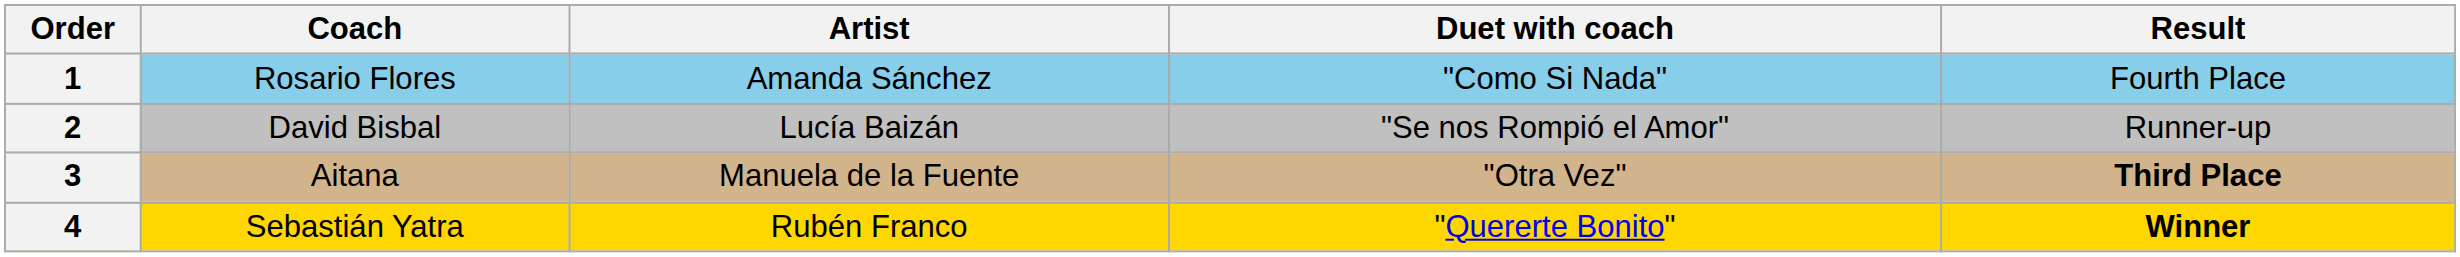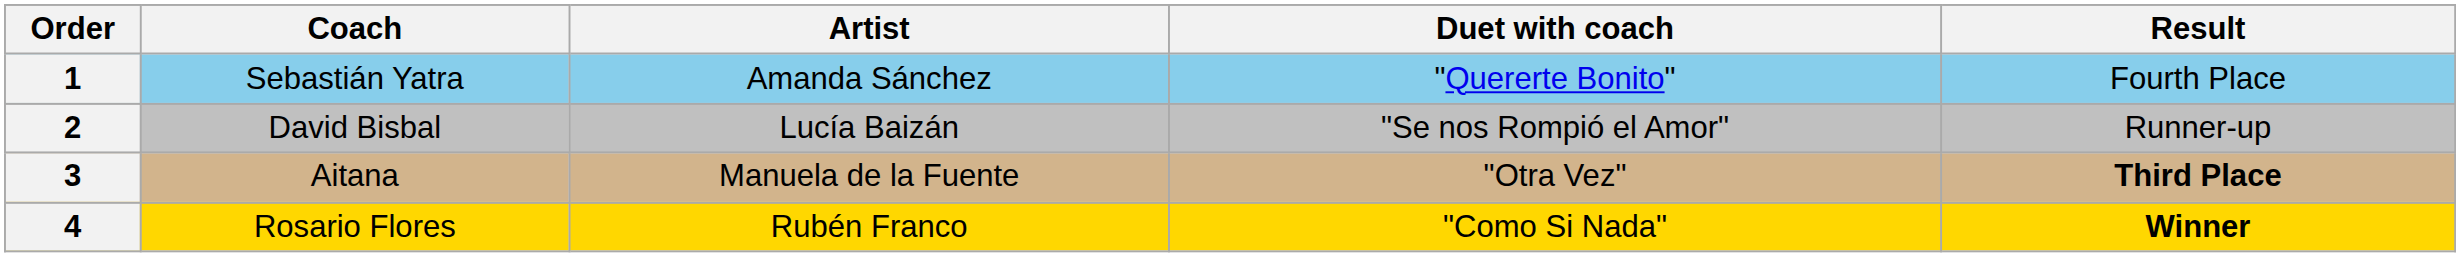(355, 78) Rosario Flores -> (355, 78) Sebastián Yatra
(1555, 78) "Como Si Nada" -> (1555, 78) "Quererte Bonito"
(355, 226) Sebastián Yatra -> (355, 226) Rosario Flores
(1555, 226) "Quererte Bonito" -> (1555, 226) "Como Si Nada"
